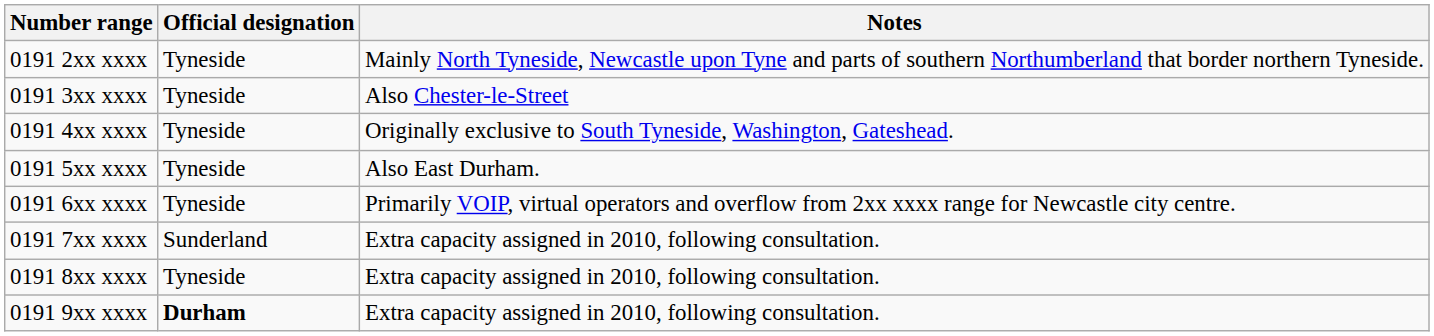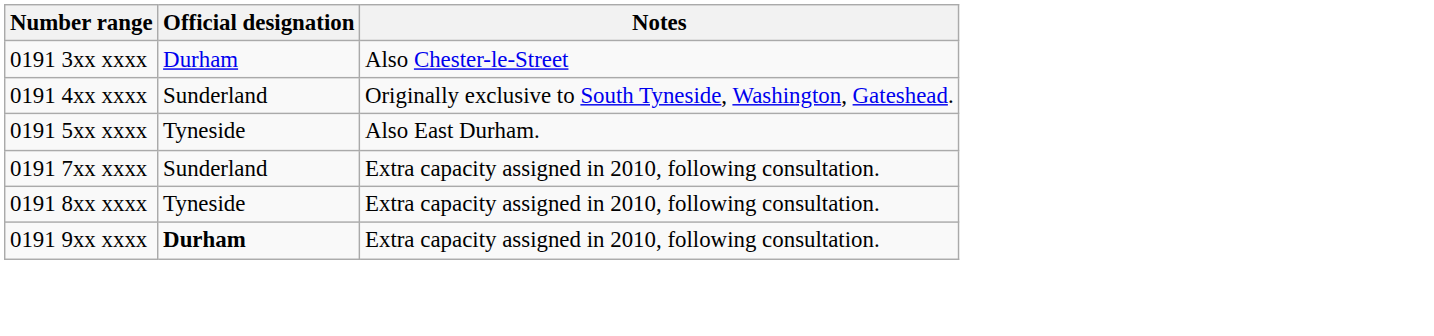- row: (79, 58)
(204, 95) Tyneside -> (201, 58) Durham
(204, 131) Tyneside -> (215, 95) Sunderland
- row: (79, 204)
